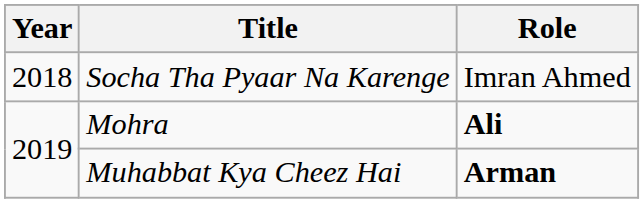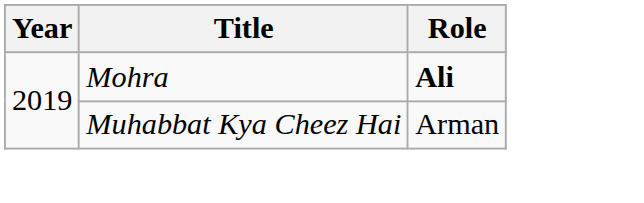- row: (268, 76)
(510, 172) bold -> (457, 124) normal
